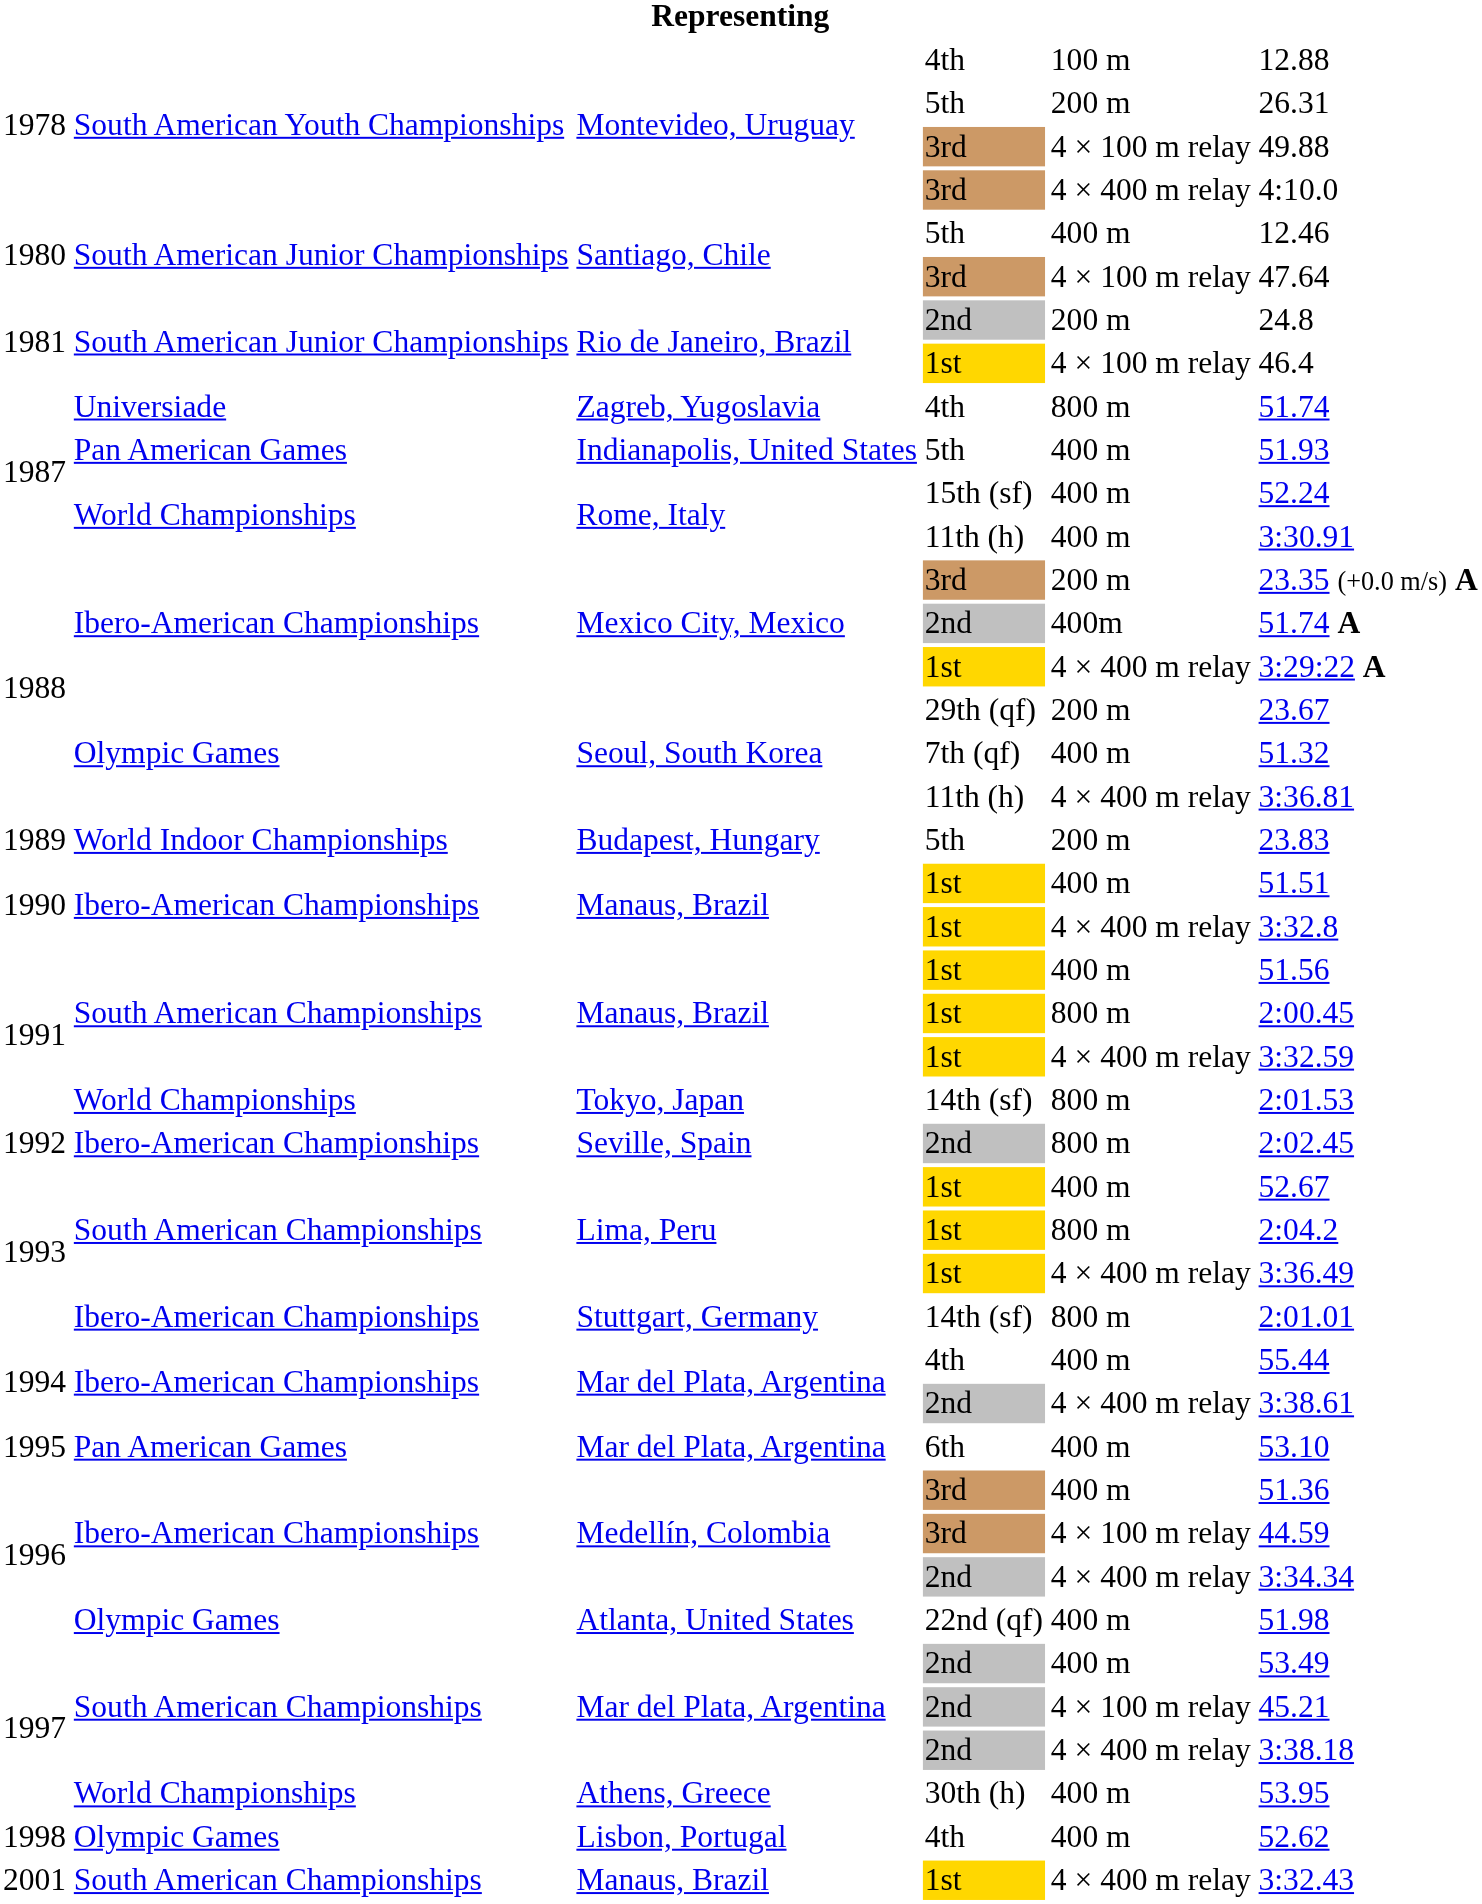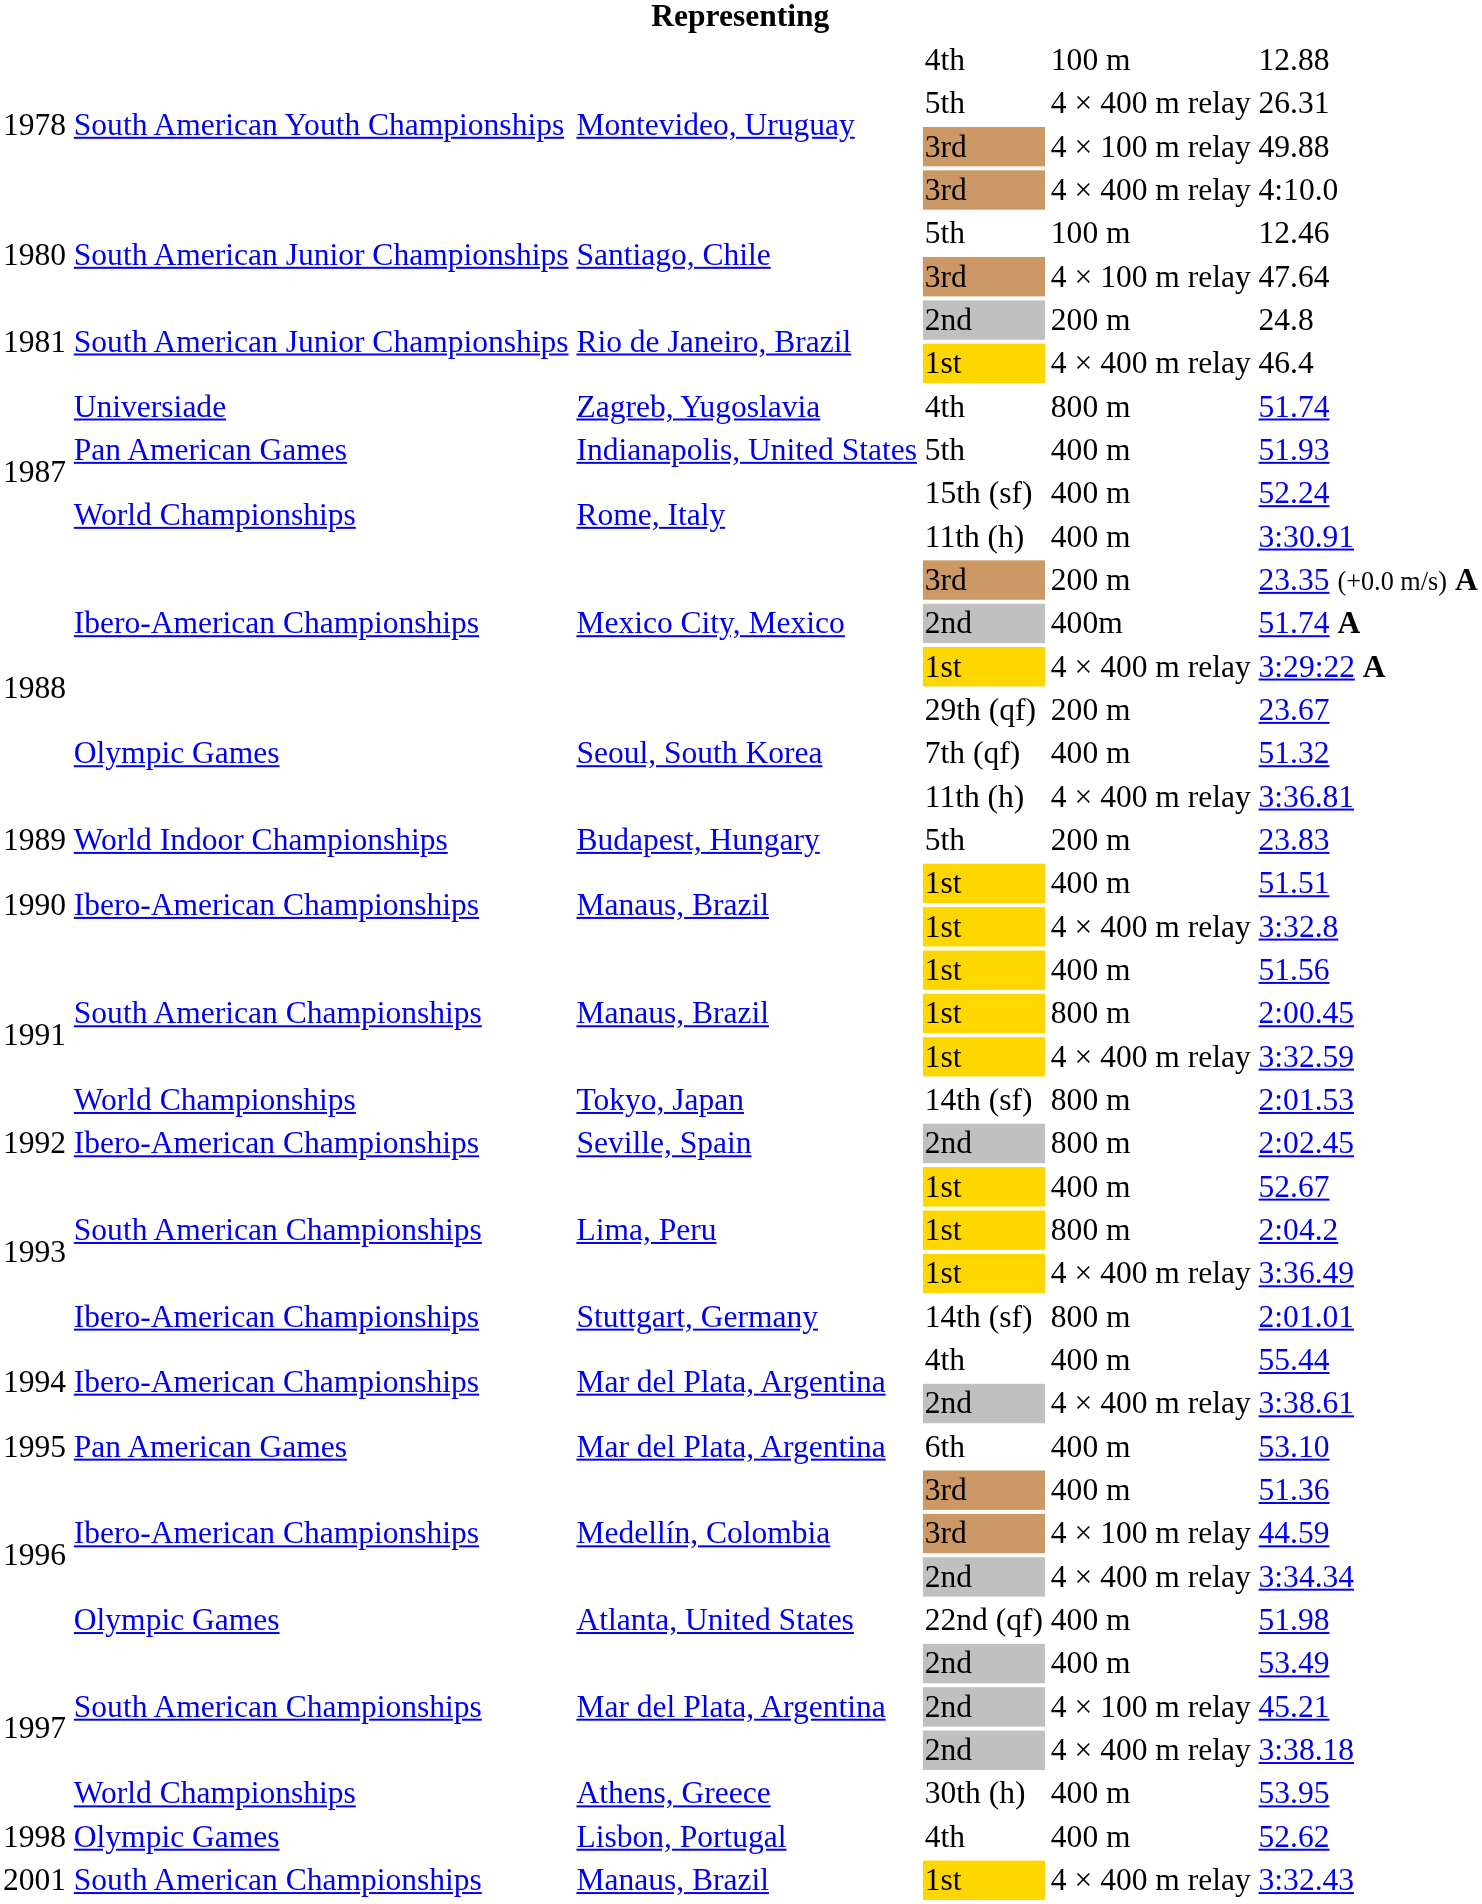(1091, 102) 200 m -> (1151, 102) 4 × 400 m relay
(1091, 232) 400 m -> (1091, 232) 100 m
(1151, 362) 4 × 100 m relay -> (1151, 362) 4 × 400 m relay
